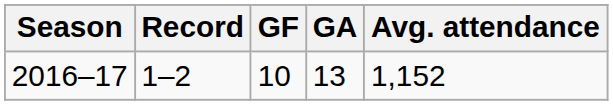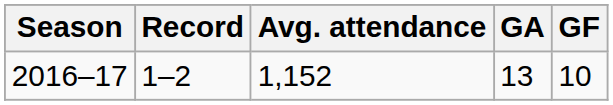columns swapped: (278, 28) <-> (485, 28)
